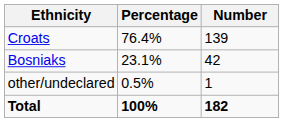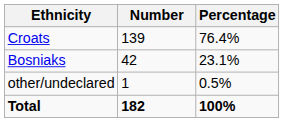columns swapped: (240, 15) <-> (160, 15)
